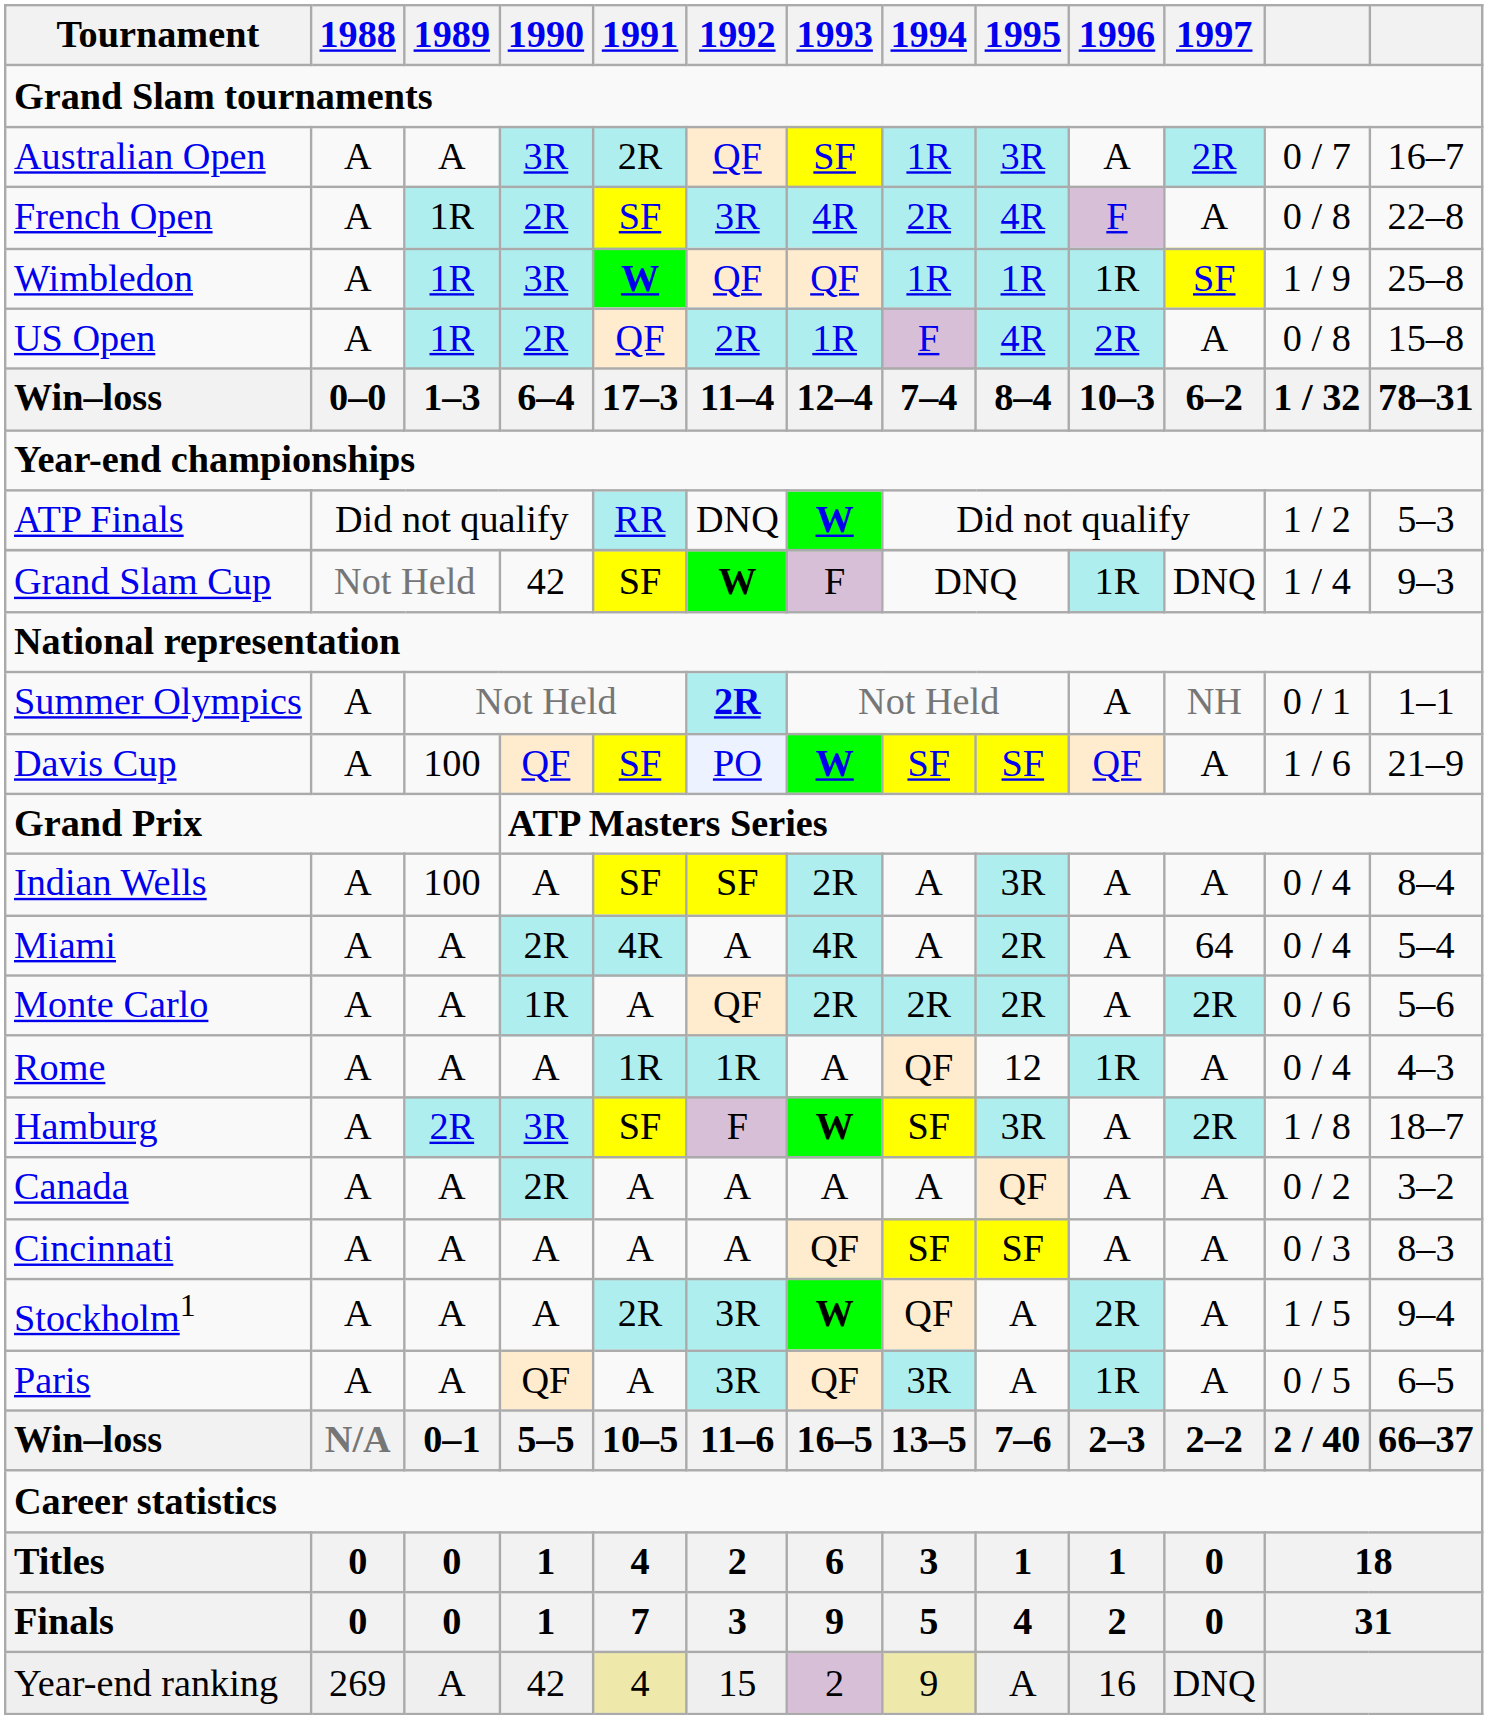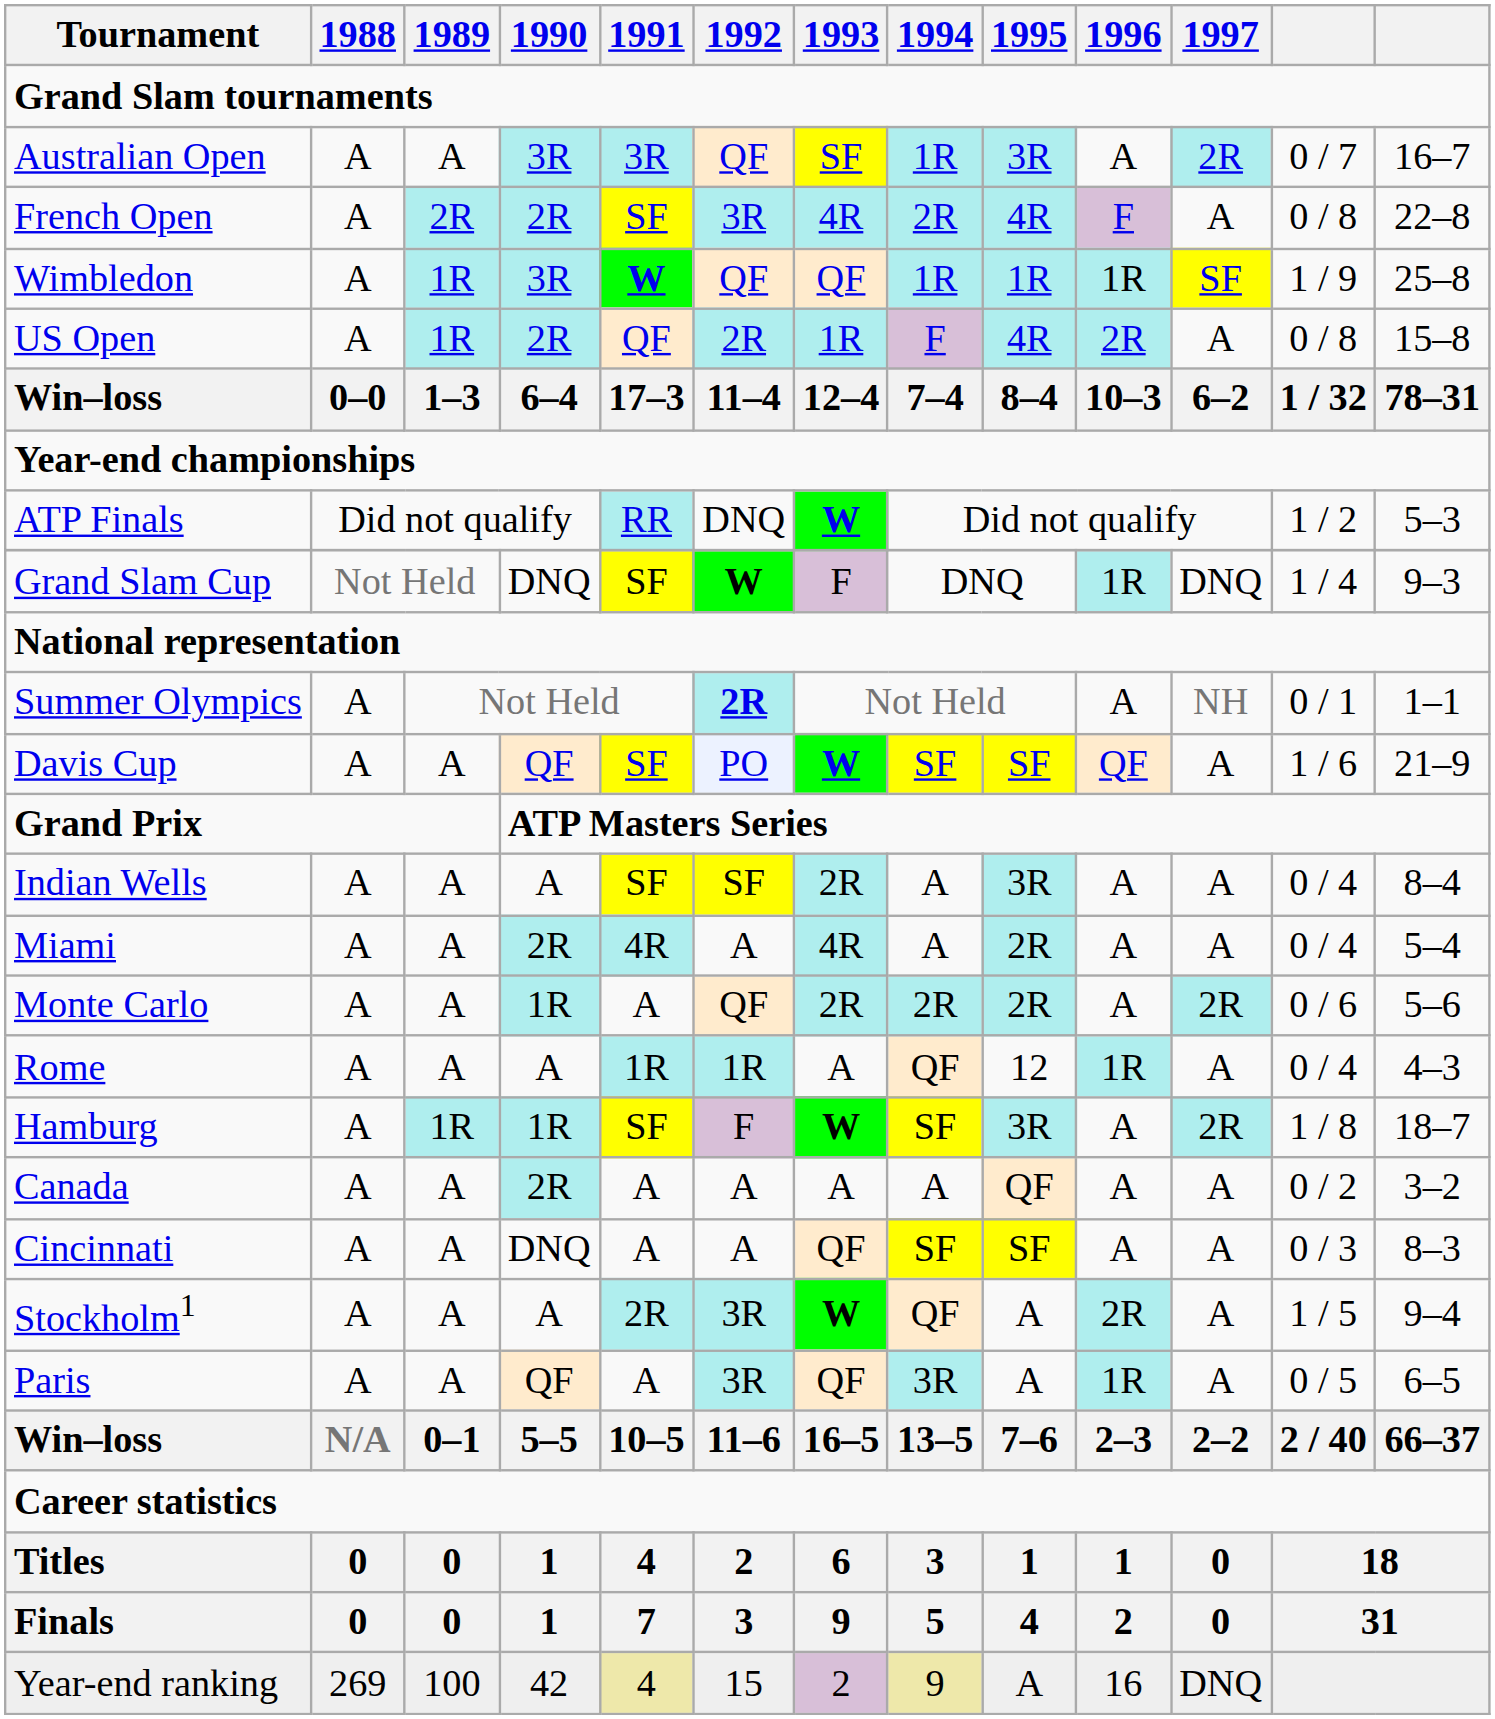(640, 156) 2R -> (646, 156) 3R
(452, 216) 1R -> (452, 216) 2R
(546, 580) 42 -> (549, 580) DNQ
(452, 762) 100 -> (452, 762) A
(452, 883) 100 -> (452, 883) A
(1214, 944) 64 -> (1221, 944) A
(452, 1126) 2R -> (452, 1126) 1R
(546, 1126) 3R -> (549, 1126) 1R
(546, 1247) A -> (549, 1247) DNQ
(452, 1682) A -> (452, 1682) 100
